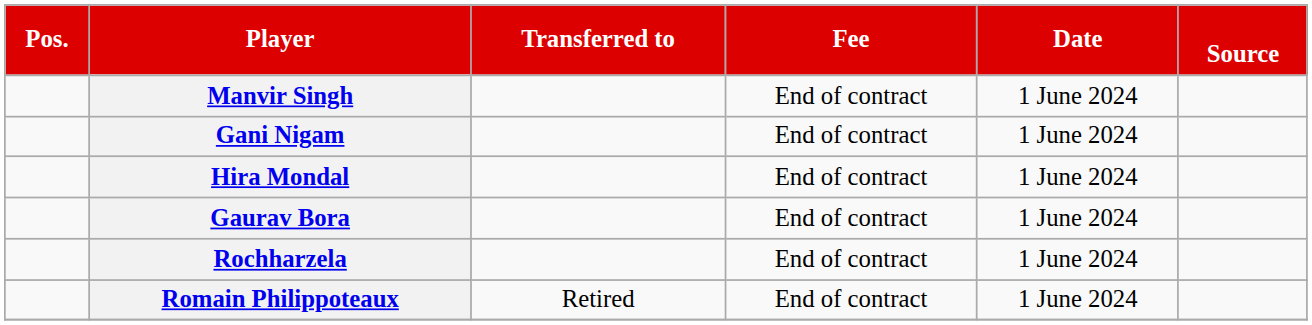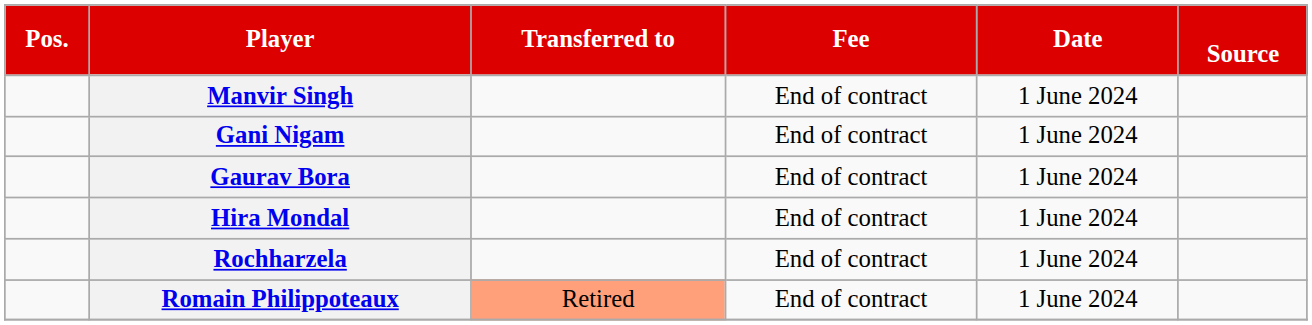rows swapped: (280, 217) <-> (280, 177)
(598, 299) no background -> (598, 299) lightsalmon background
